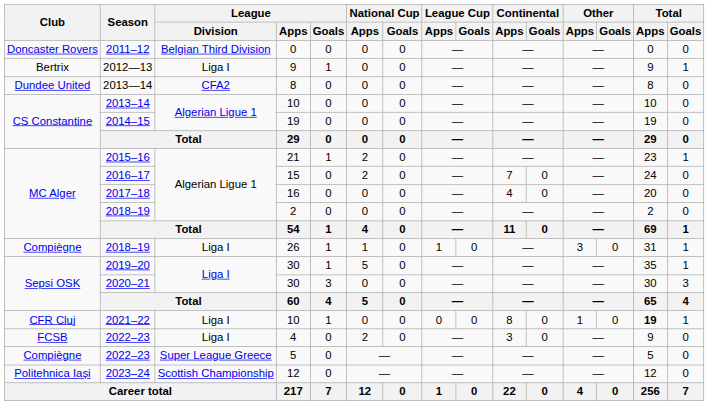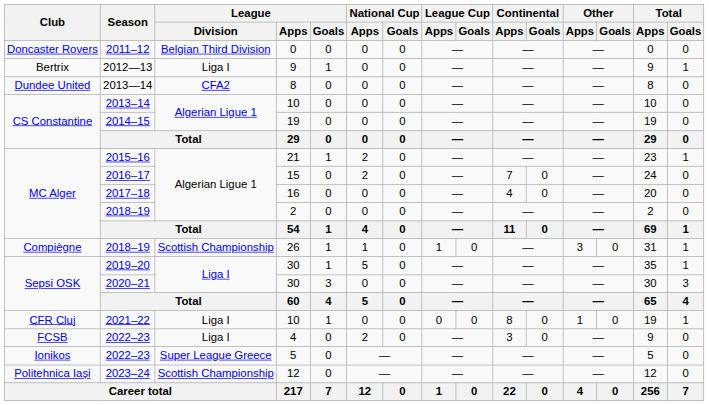(216, 247) Liga I -> (216, 247) Scottish Championship
(650, 319) bold -> (650, 319) normal
(52, 355) Compiègne -> (52, 355) Ionikos
